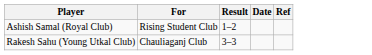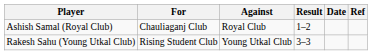+ column: (257, 12)
(179, 27) Rising Student Club -> (173, 27) Chauliaganj Club
(173, 42) Chauliaganj Club -> (179, 42) Rising Student Club
